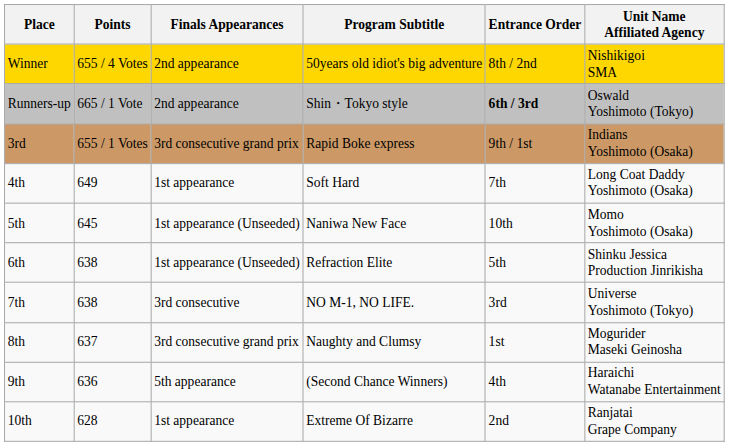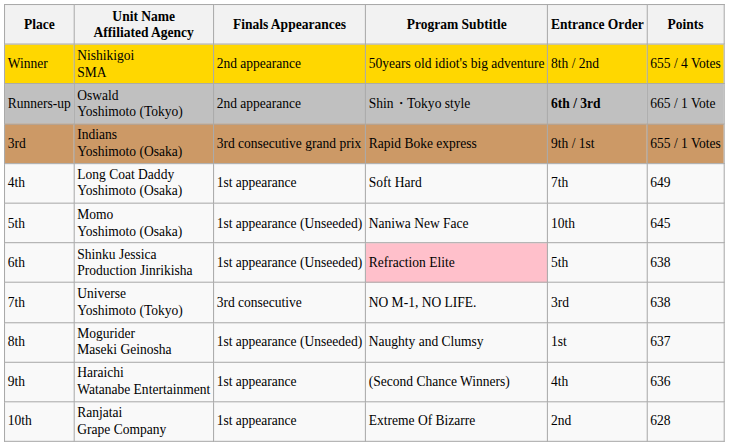columns swapped: (654, 24) <-> (113, 24)
(349, 262) no background -> (412, 262) pink background
(226, 342) 3rd consecutive grand prix -> (289, 342) 1st appearance (Unseeded)
(195, 381) 5th appearance -> (257, 381) 1st appearance
